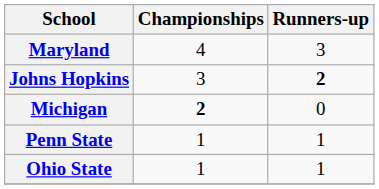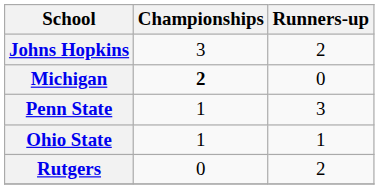- row: (69, 49)
(321, 79) bold -> (321, 49) normal
(321, 139) 1 -> (321, 109) 3
+ row: (69, 169)
